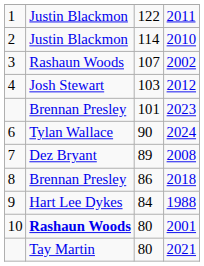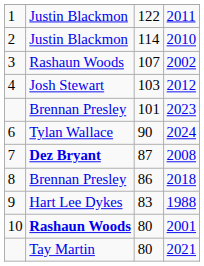(63, 156) normal -> (65, 156) bold
(145, 156) 89 -> (145, 156) 87
(145, 202) 84 -> (145, 202) 83
